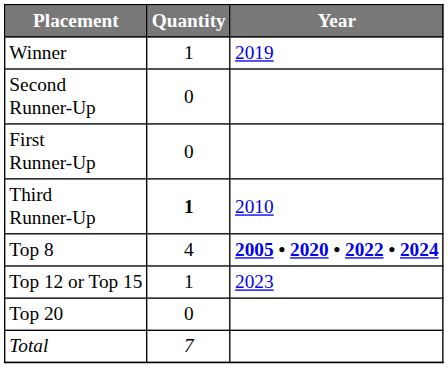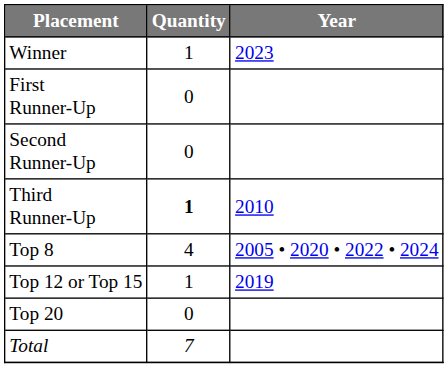(254, 52) 2019 -> (254, 52) 2023
rows swapped: (53, 151) <-> (53, 96)
(337, 249) bold -> (337, 249) normal
(254, 281) 2023 -> (254, 281) 2019
